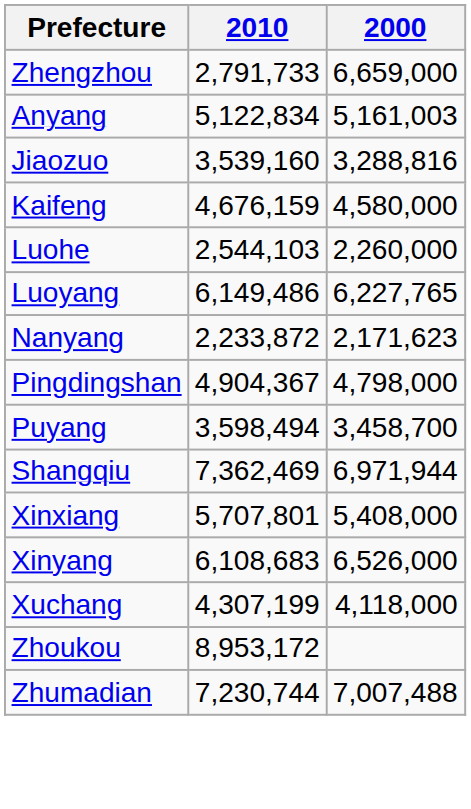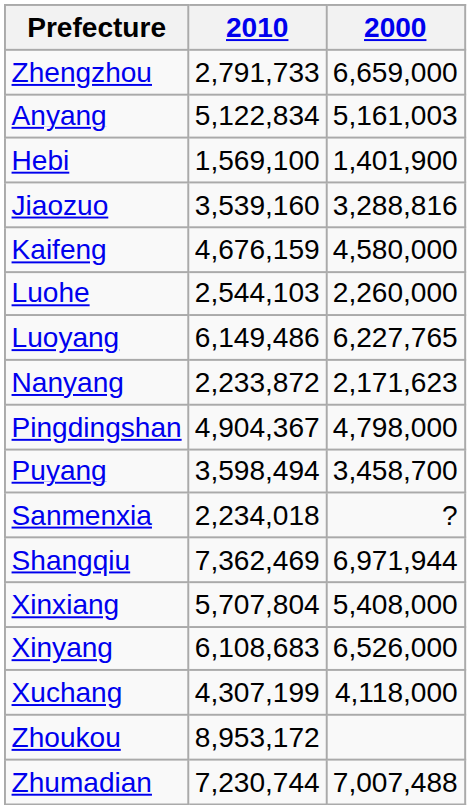+ row: (40, 161)
+ row: (82, 516)
(257, 516) 5,707,801 -> (257, 604) 5,707,804
